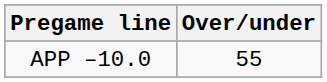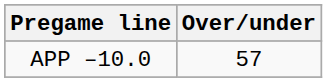(249, 60) 55 -> (249, 60) 57
